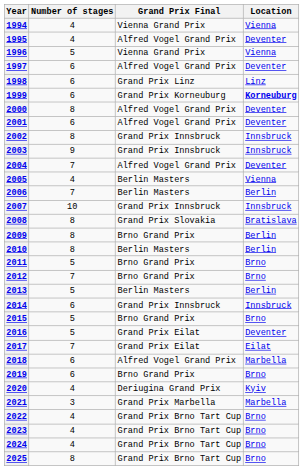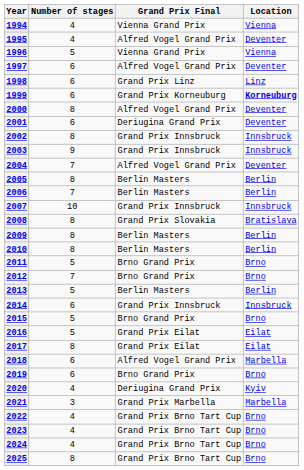(177, 123) Alfred Vogel Grand Prix -> (169, 123) Deriugina Grand Prix
(72, 179) 4 -> (72, 179) 8
(261, 179) Vienna -> (261, 179) Berlin
(156, 235) Brno Grand Prix -> (154, 235) Berlin Masters
(266, 333) Deventer -> (258, 333) Eilat
(72, 347) 7 -> (72, 347) 8
